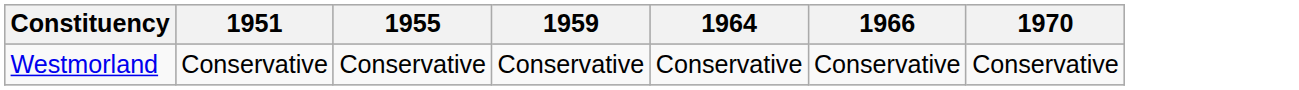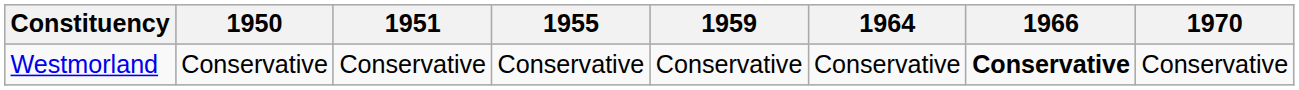+ column: (255, 24)
(887, 64) normal -> (1051, 64) bold
